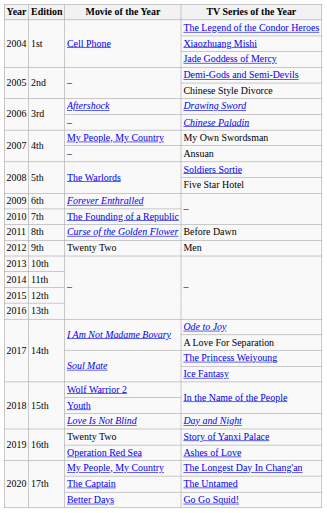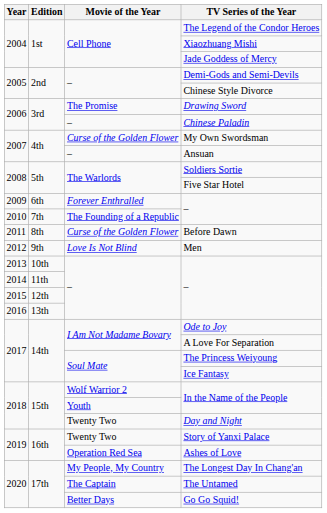(88, 106) Aftershock -> (92, 106) The Promise
(116, 138) My People, My Country -> (123, 138) Curse of the Golden Flower
(92, 248) Twenty Two -> (102, 248) Love Is Not Blind
(102, 421) Love Is Not Blind -> (92, 421) Twenty Two
